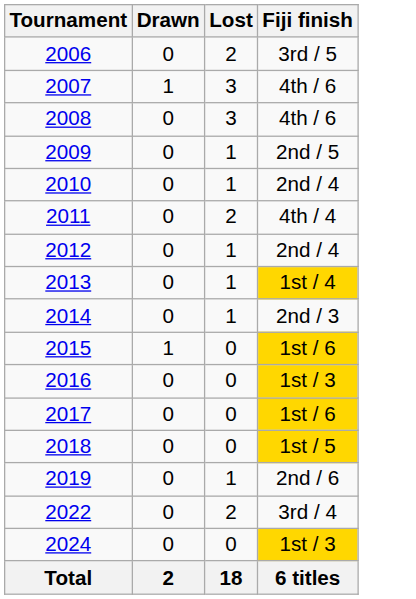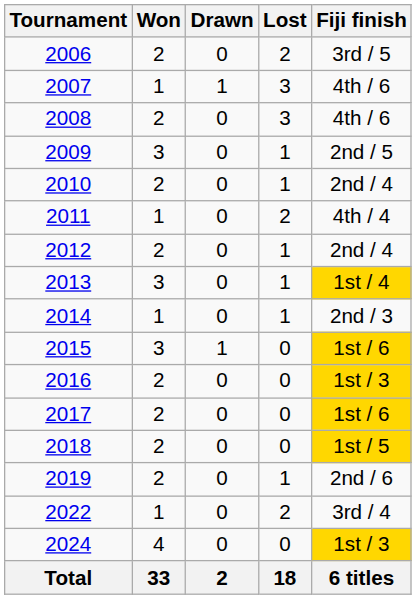+ column: (159, 20)
